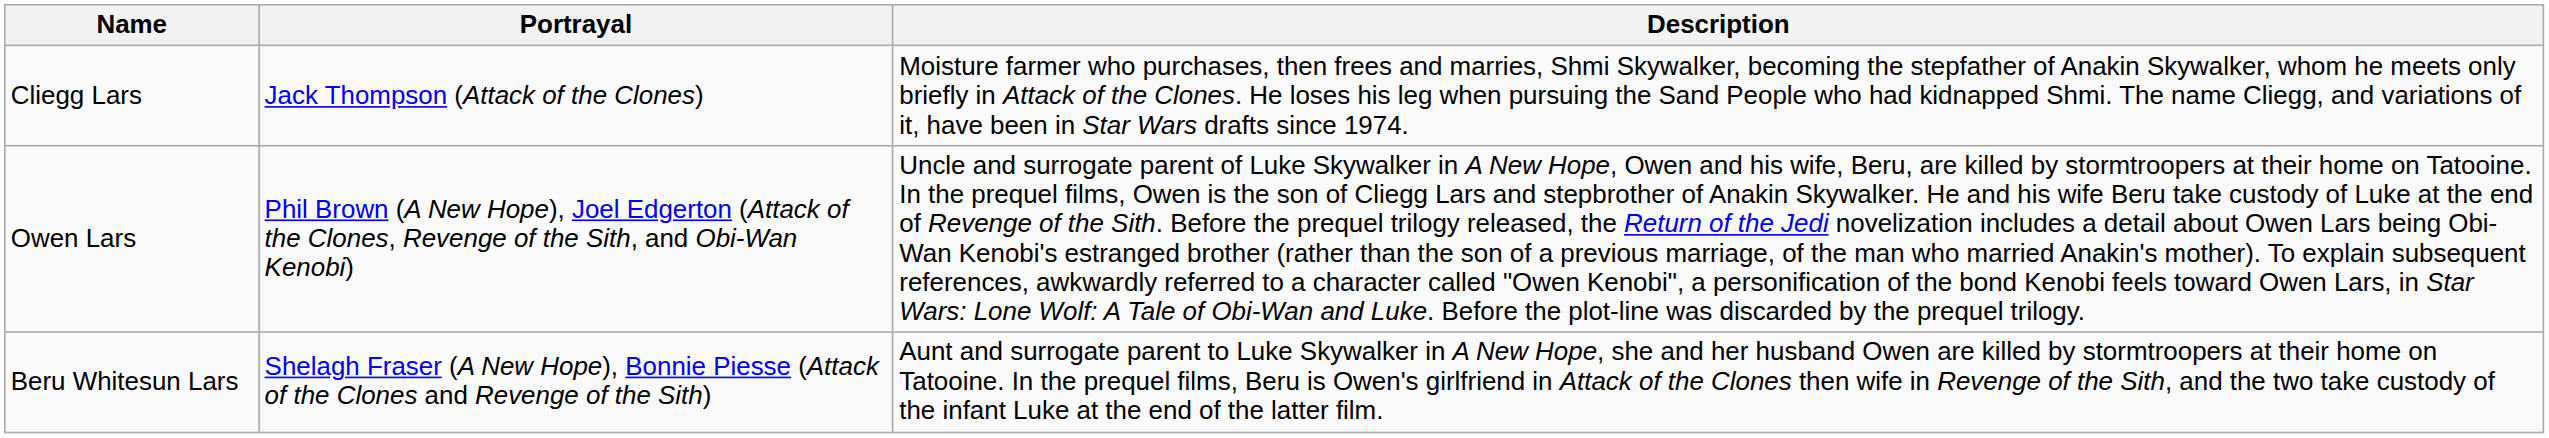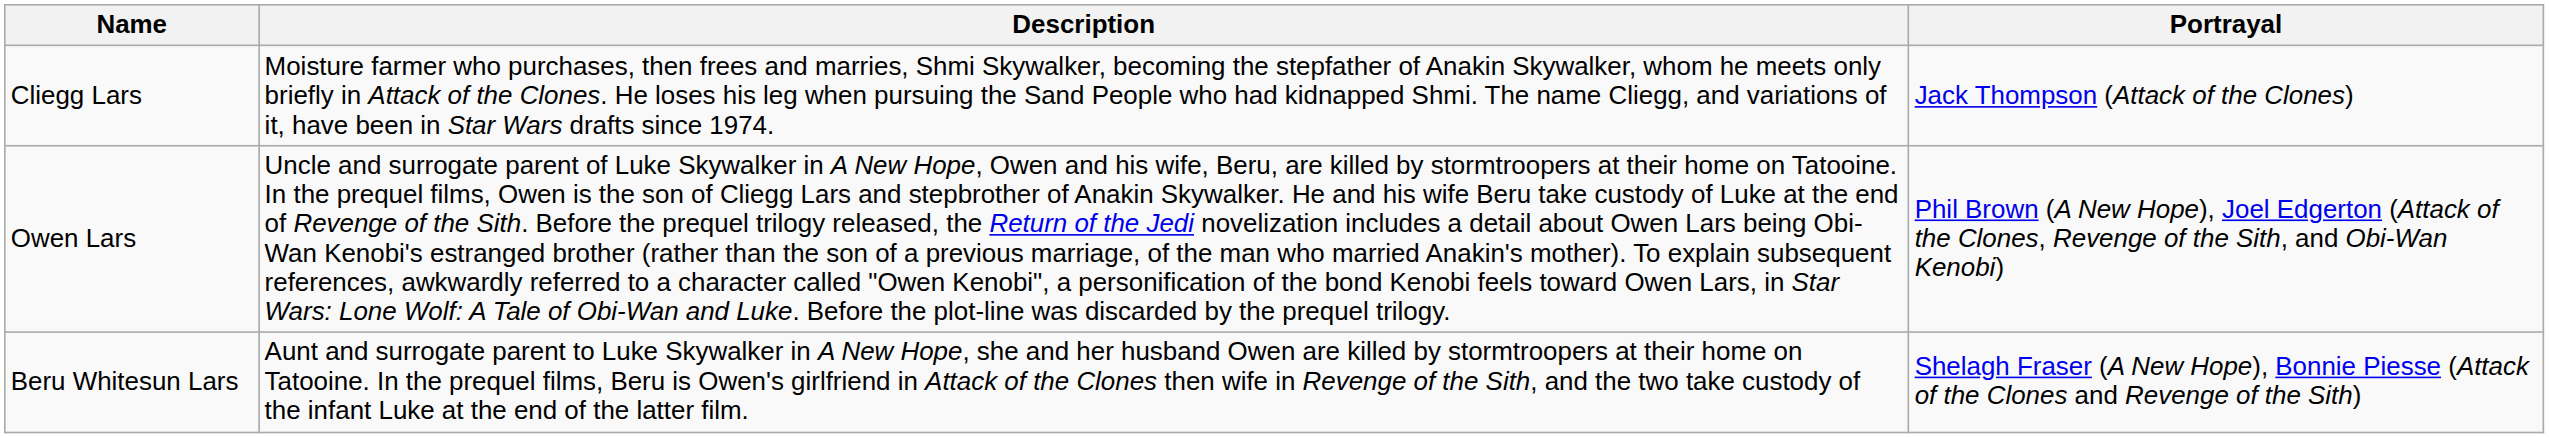columns swapped: (576, 25) <-> (1718, 25)
